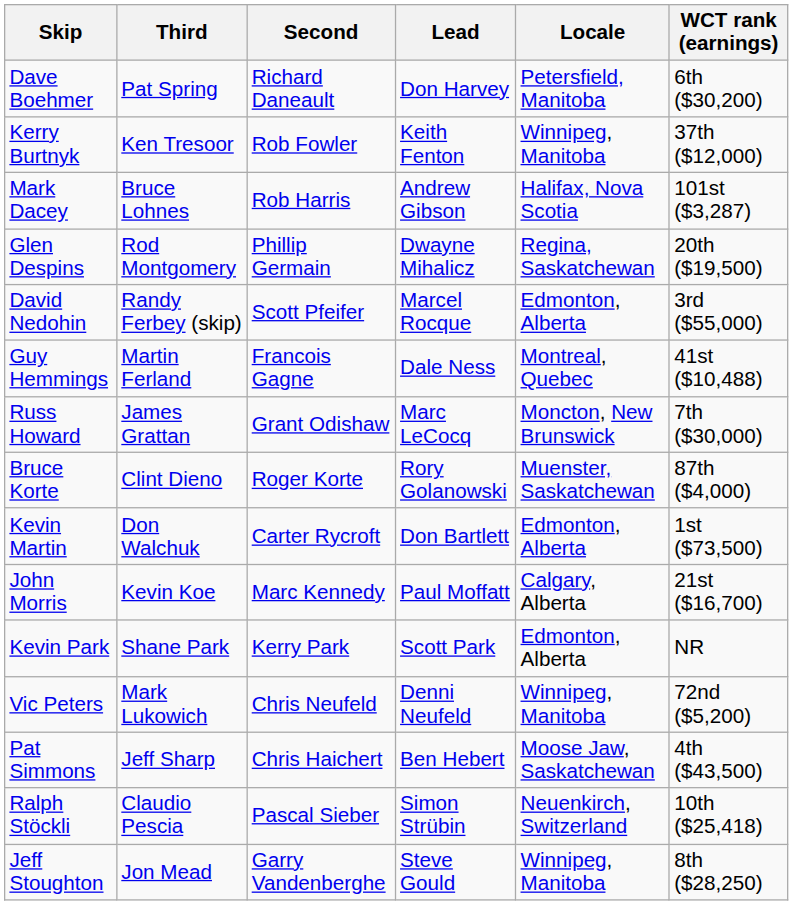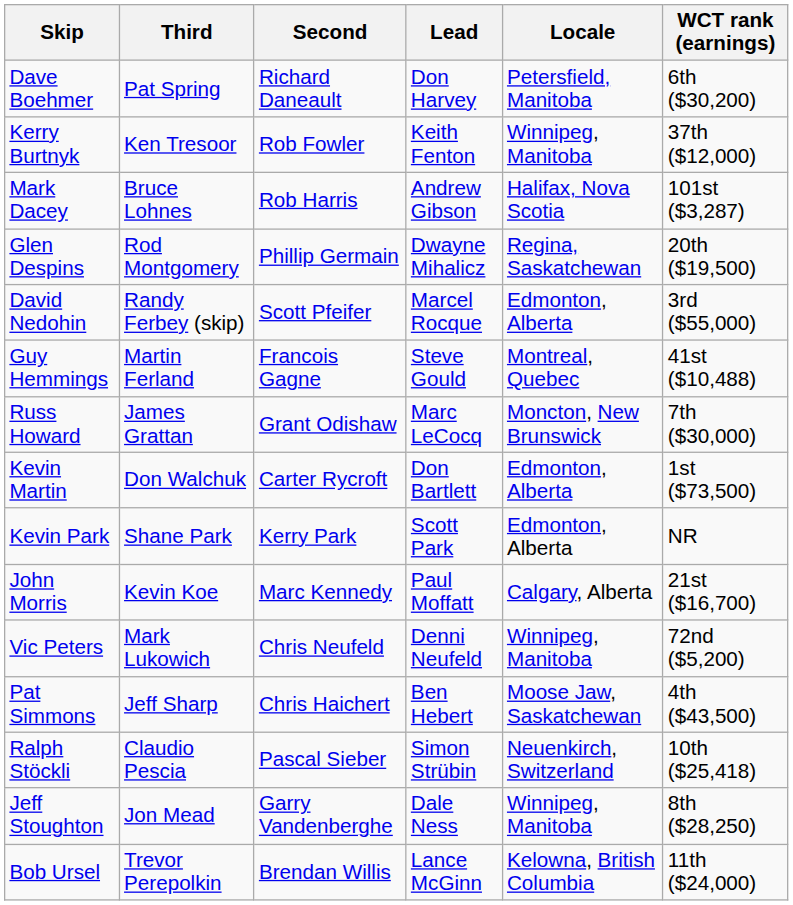(448, 368) Dale Ness -> (438, 368) Steve Gould
- row: (36, 480)
rows swapped: (38, 592) <-> (59, 647)
(428, 871) Steve Gould -> (434, 815) Dale Ness
+ row: (55, 871)
